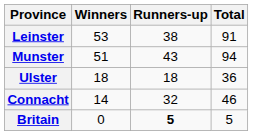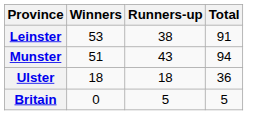- row: (38, 99)
(170, 120) bold -> (165, 99) normal
